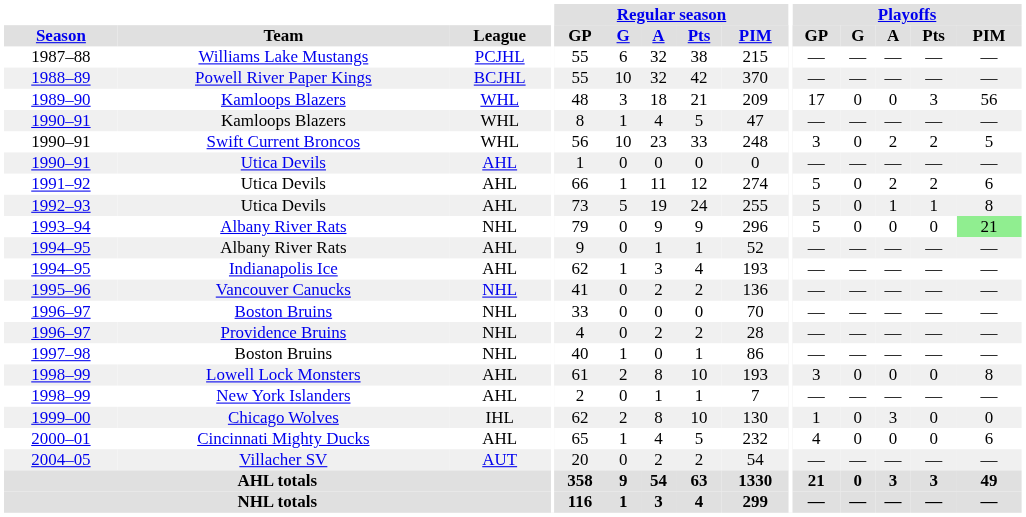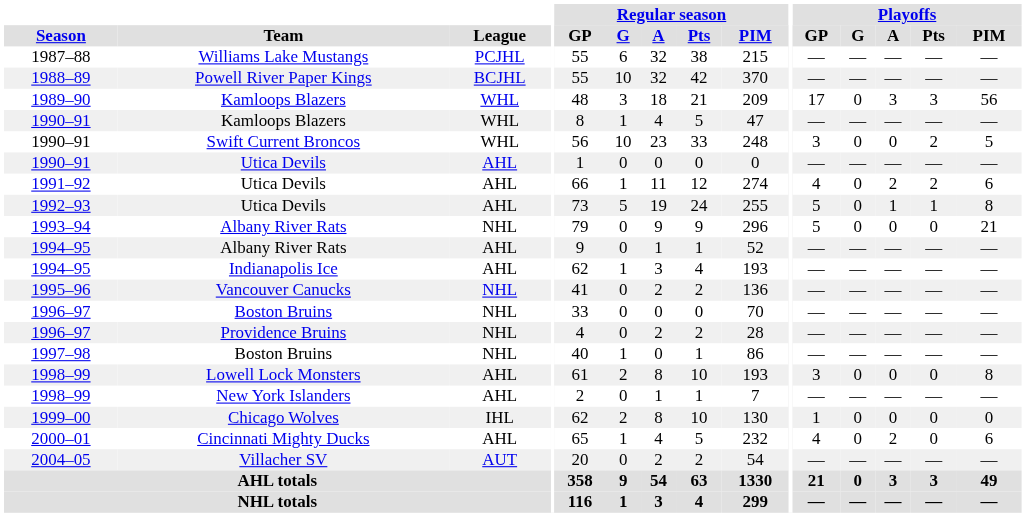(893, 99) 0 -> (893, 99) 3
(893, 141) 2 -> (893, 141) 0
(816, 184) 5 -> (816, 184) 4
(989, 226) lightgreen background -> (989, 226) no background
(893, 417) 3 -> (893, 417) 0
(893, 438) 0 -> (893, 438) 2
